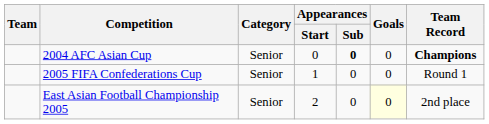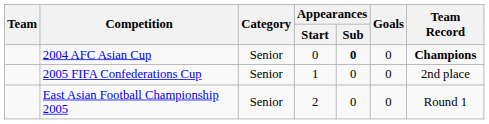(445, 74) Round 1 -> (445, 74) 2nd place
(388, 101) lightyellow background -> (388, 101) no background
(445, 101) 2nd place -> (445, 101) Round 1
